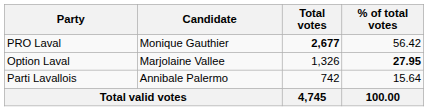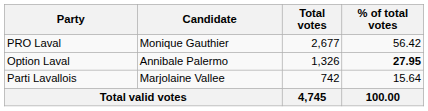(325, 43) bold -> (325, 43) normal
(182, 61) Marjolaine Vallee -> (184, 61) Annibale Palermo
(184, 79) Annibale Palermo -> (182, 79) Marjolaine Vallee
